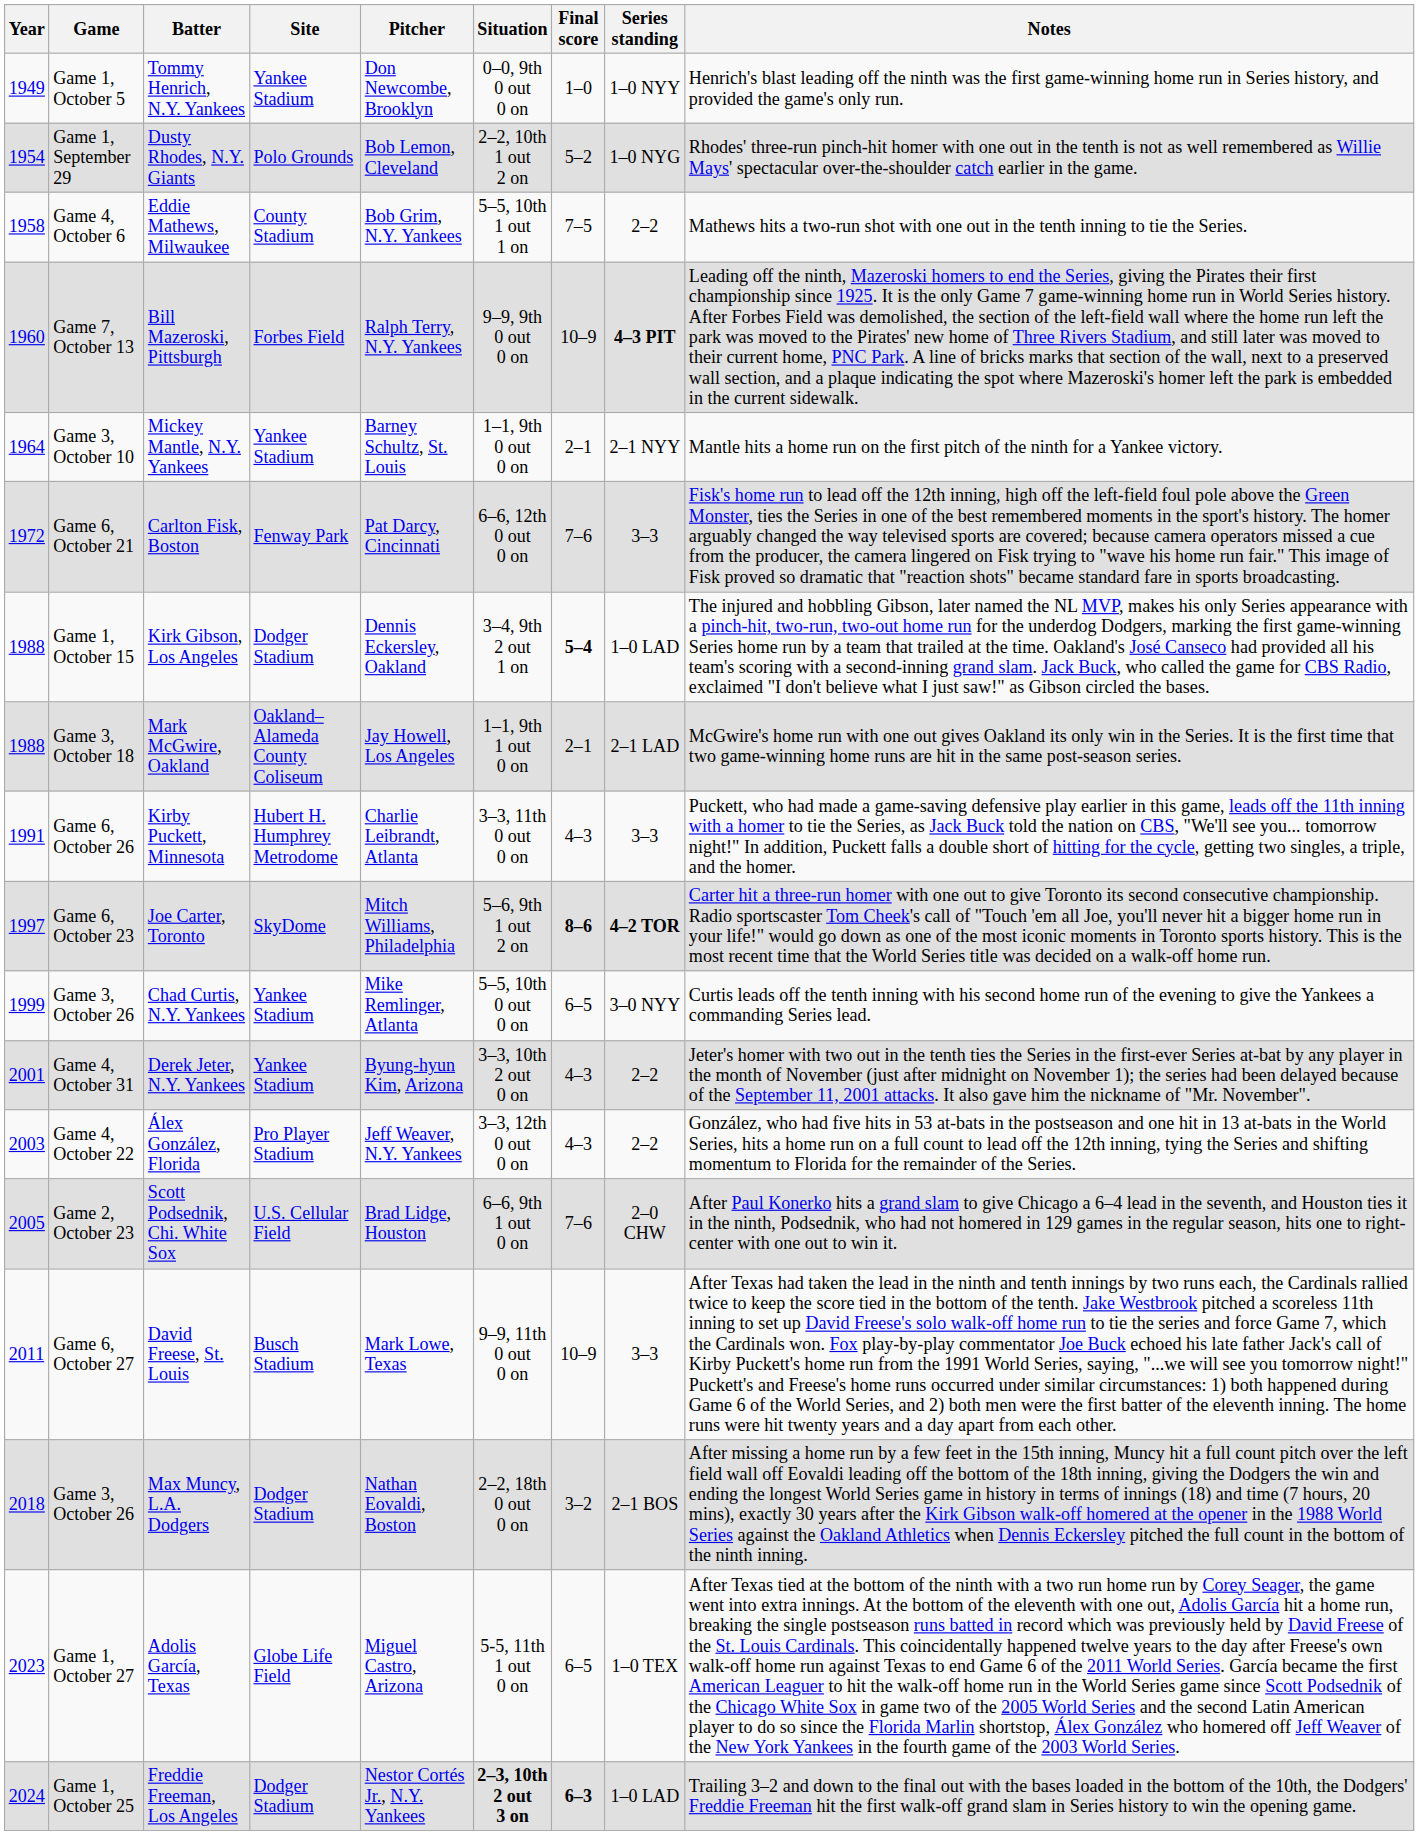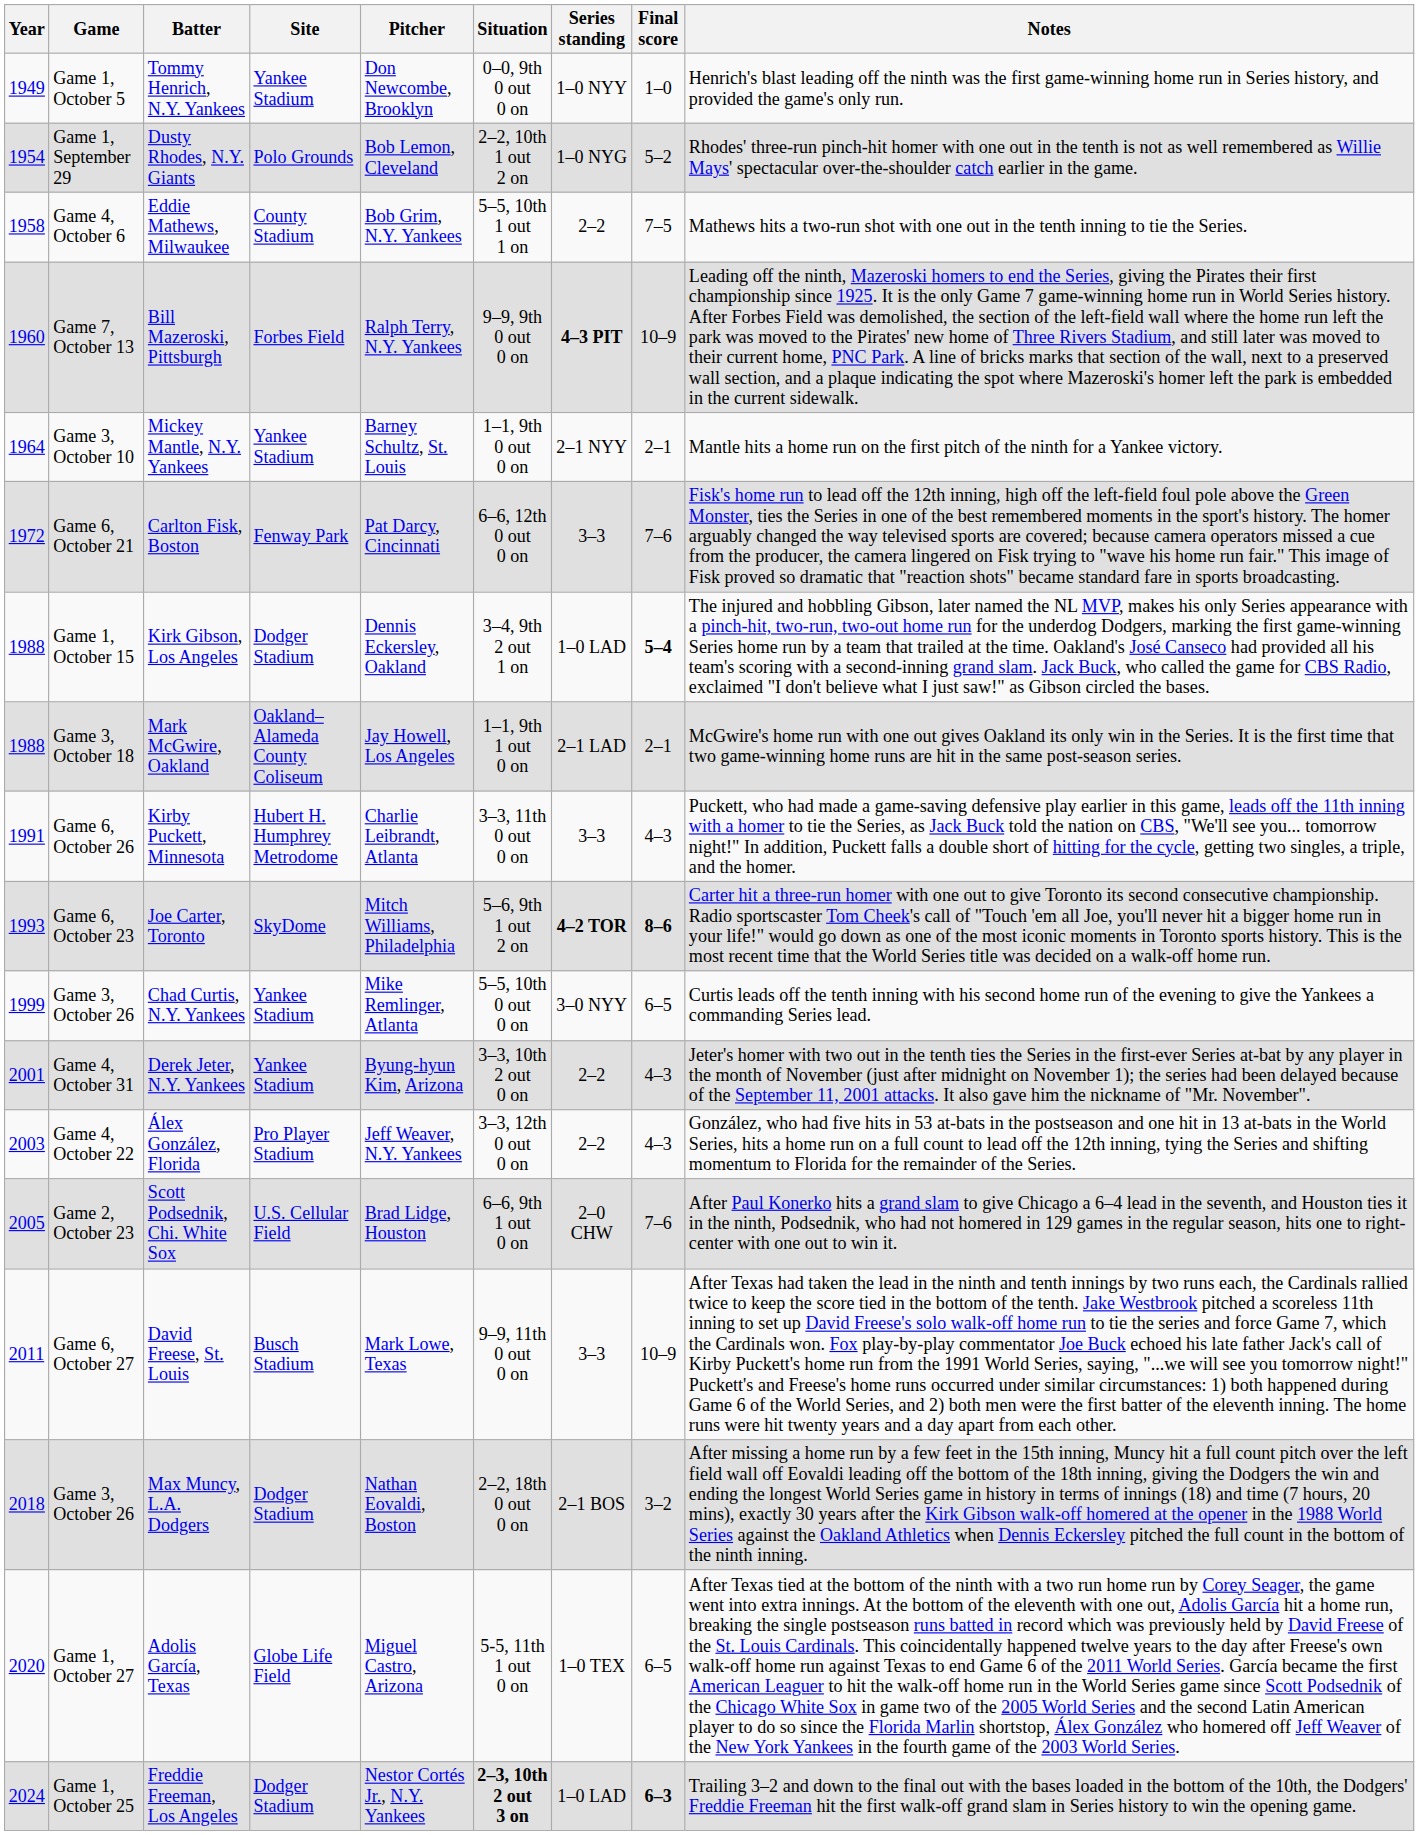columns swapped: (578, 29) <-> (645, 29)
(27, 925) 1997 -> (27, 925) 1993
(27, 1665) 2023 -> (27, 1665) 2020
